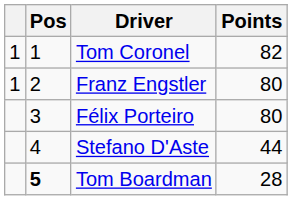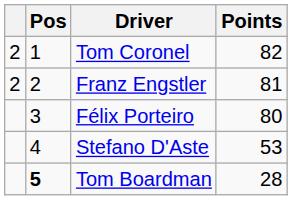(15, 52) 1 -> (15, 52) 2
(15, 84) 1 -> (15, 84) 2
(271, 84) 80 -> (271, 84) 81
(271, 148) 44 -> (271, 148) 53
